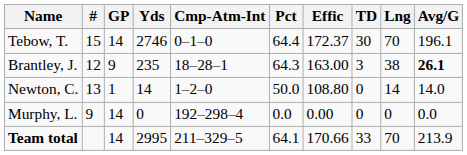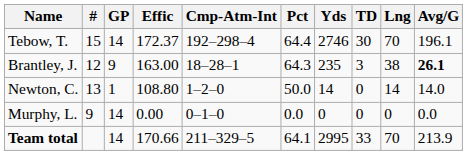columns swapped: (328, 16) <-> (152, 16)
(193, 41) 0–1–0 -> (220, 41) 192–298–4
(209, 114) 192–298–4 -> (205, 114) 0–1–0
